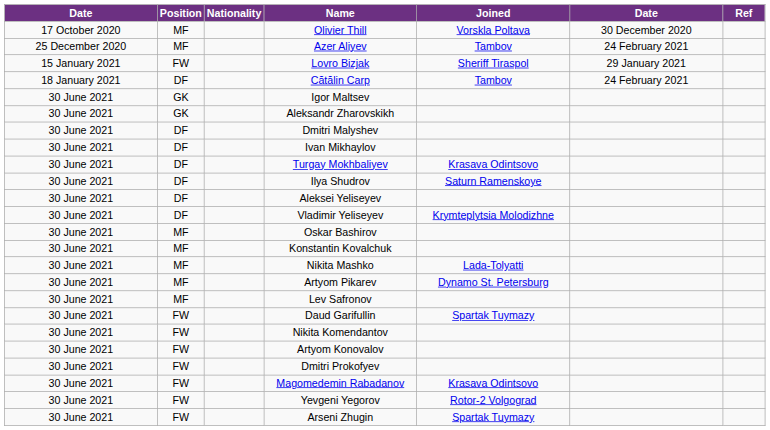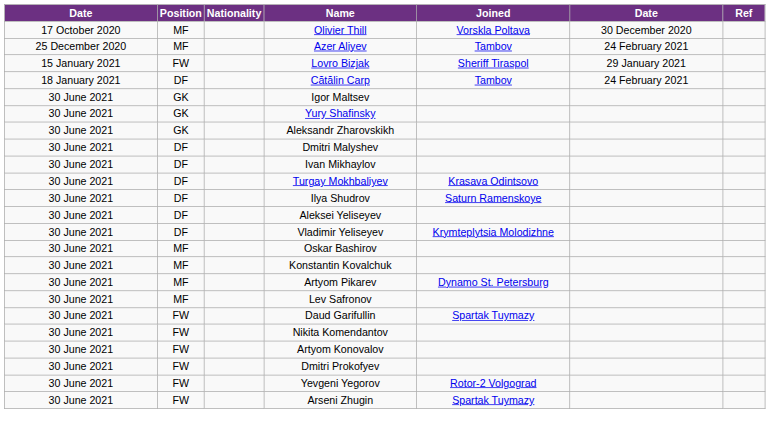+ row: (340, 114)
- row: (340, 266)
- row: (340, 384)
